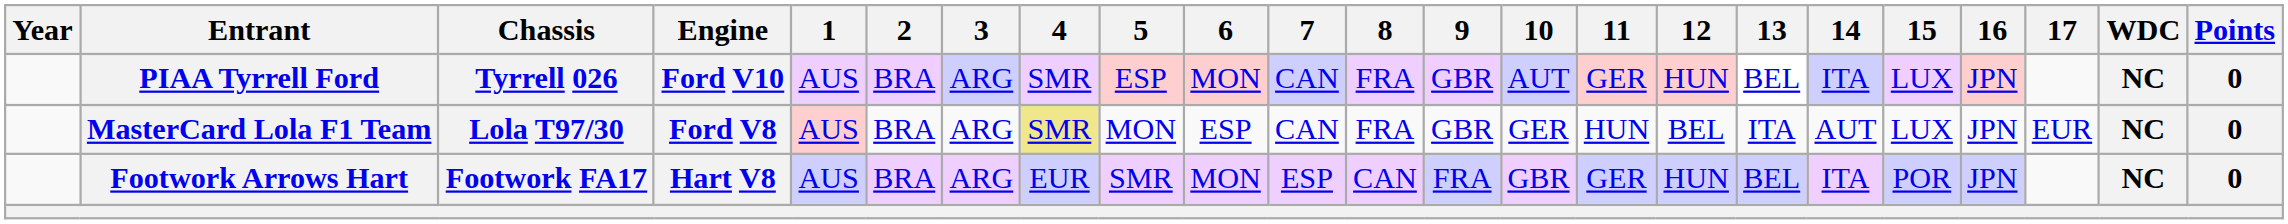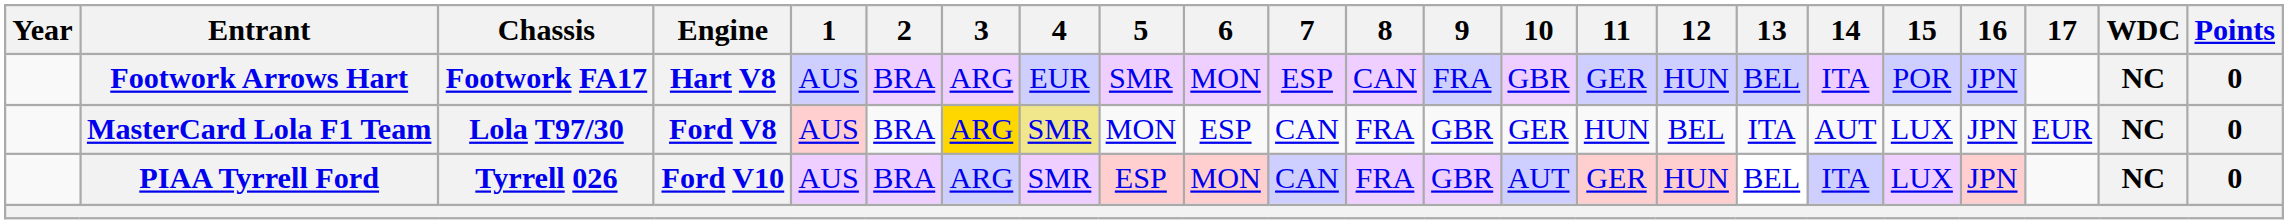rows swapped: (259, 178) <-> (259, 78)
(981, 128) no background -> (981, 128) gold background
